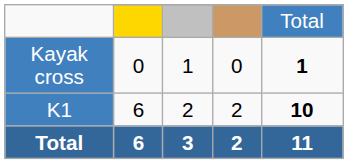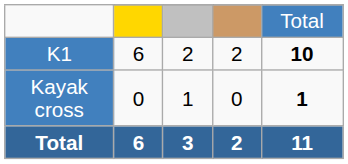rows swapped: (59, 110) <-> (59, 66)
